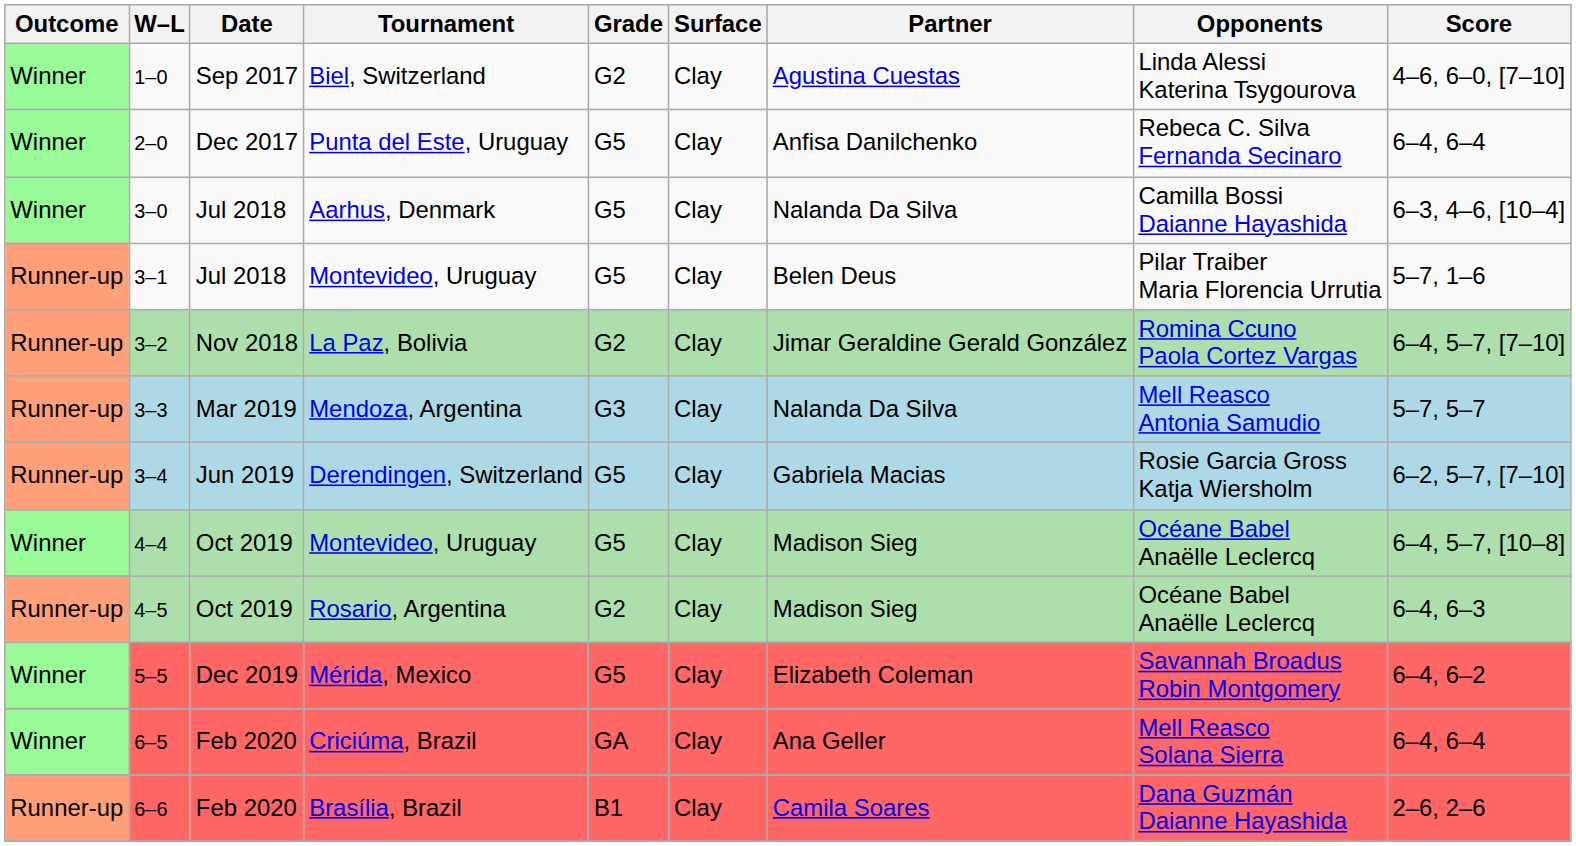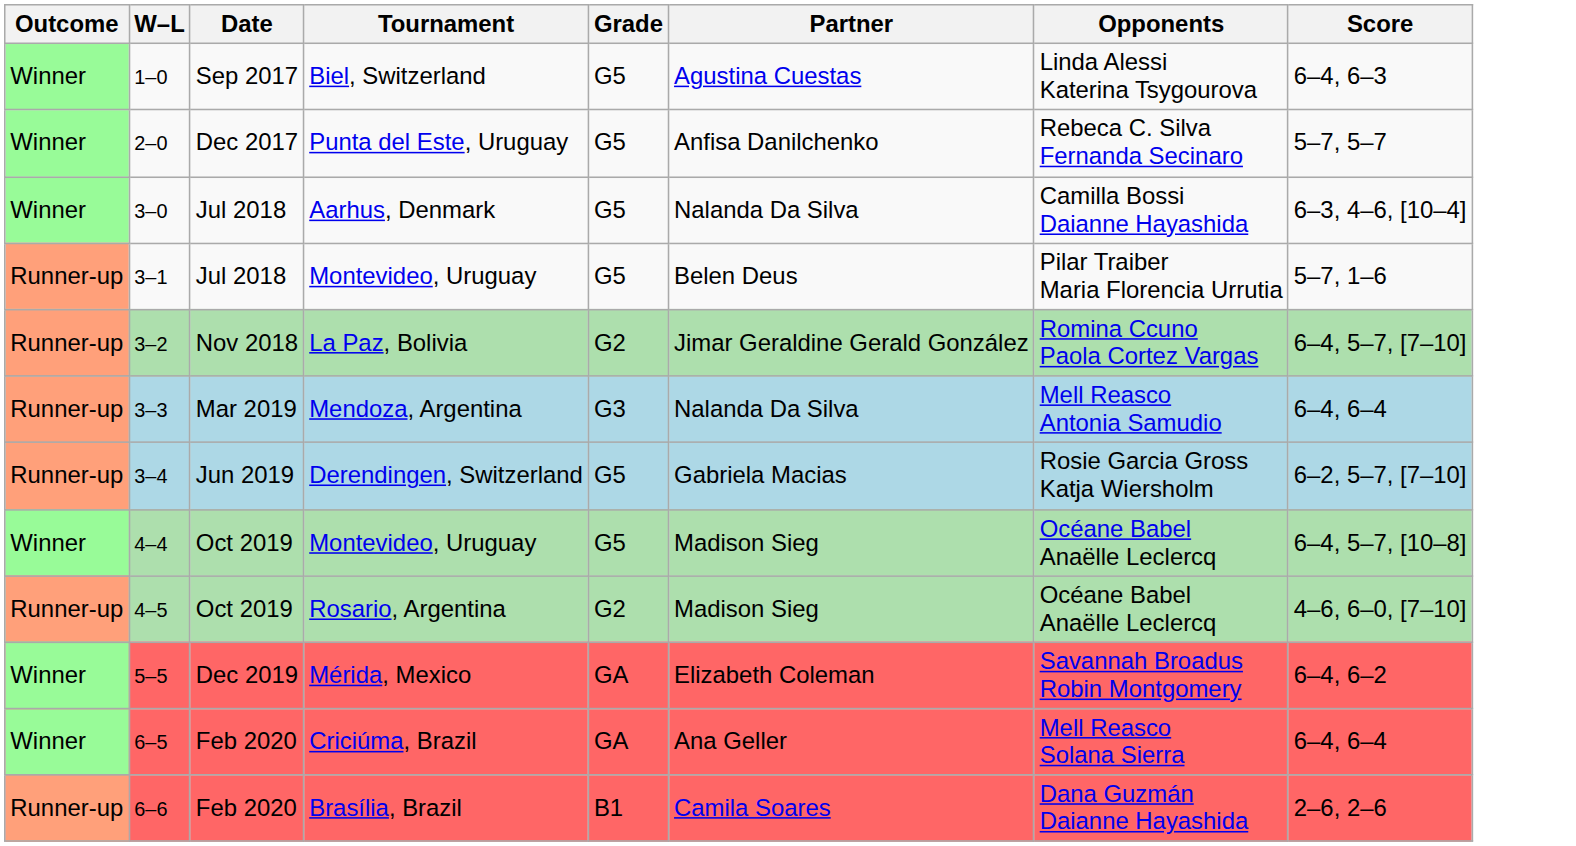- column: (718, 23)
(610, 76) G2 -> (610, 76) G5
(1479, 76) 4–6, 6–0, [7–10] -> (1340, 76) 6–4, 6–3
(1439, 142) 6–4, 6–4 -> (1340, 142) 5–7, 5–7
(1439, 408) 5–7, 5–7 -> (1340, 408) 6–4, 6–4
(1439, 608) 6–4, 6–3 -> (1380, 608) 4–6, 6–0, [7–10]
(610, 674) G5 -> (611, 674) GA
